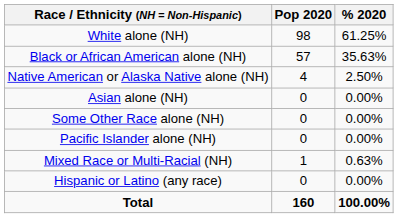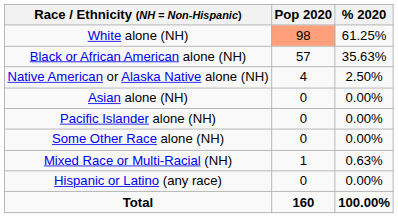(303, 35) no background -> (303, 35) lightsalmon background
rows swapped: (138, 139) <-> (138, 118)
